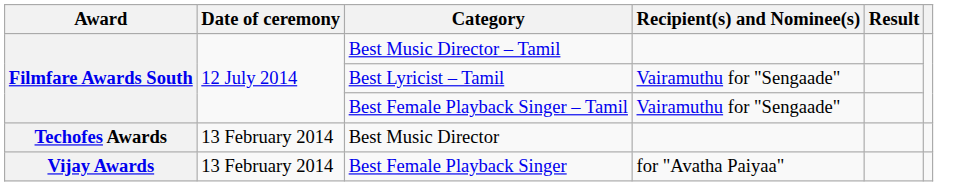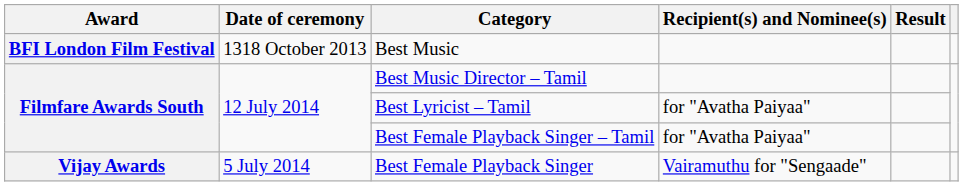+ row: (417, 48)
(738, 78) Vairamuthu for "Sengaade" -> (737, 107) for "Avatha Paiyaa"
(738, 107) Vairamuthu for "Sengaade" -> (737, 136) for "Avatha Paiyaa"
- row: (424, 136)
(267, 166) 13 February 2014 -> (266, 166) 5 July 2014
(710, 166) for "Avatha Paiyaa" -> (765, 166) Vairamuthu for "Sengaade"
